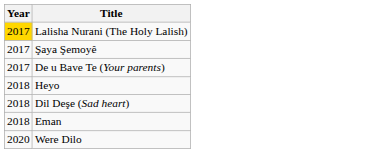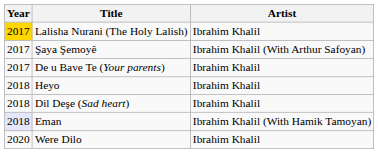+ column: (282, 13)
(18, 121) no background -> (18, 121) lavender background
